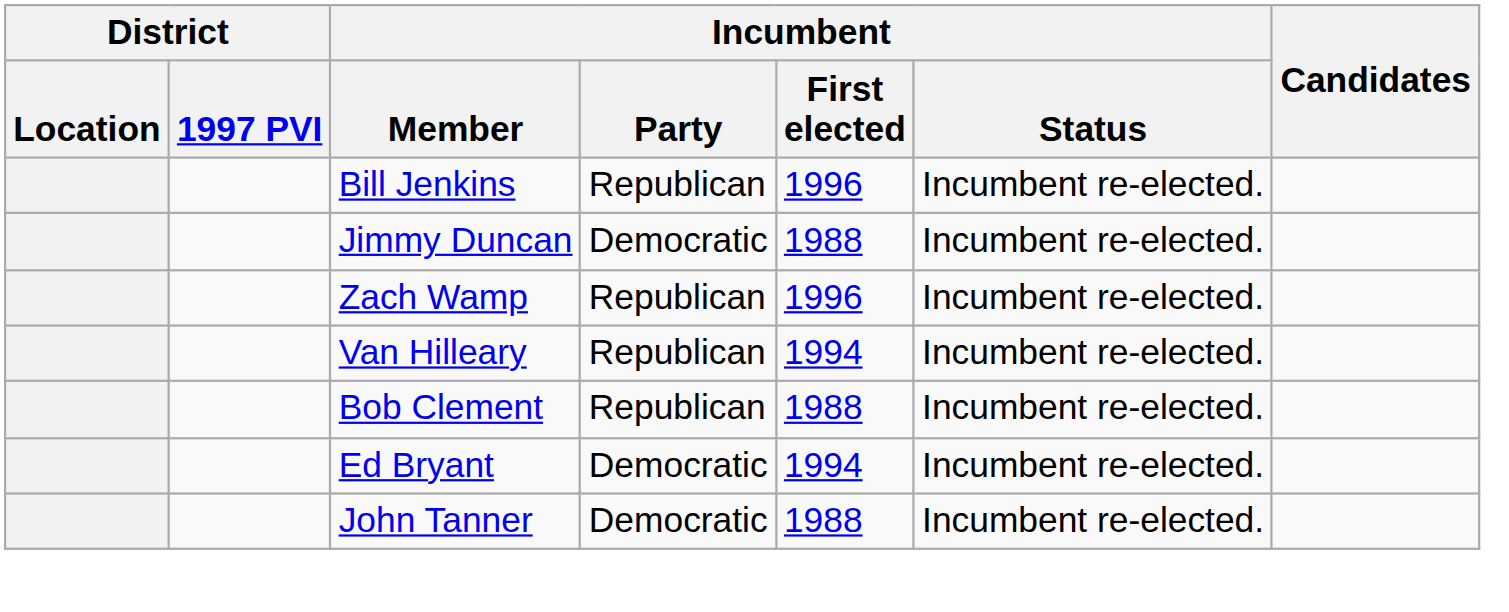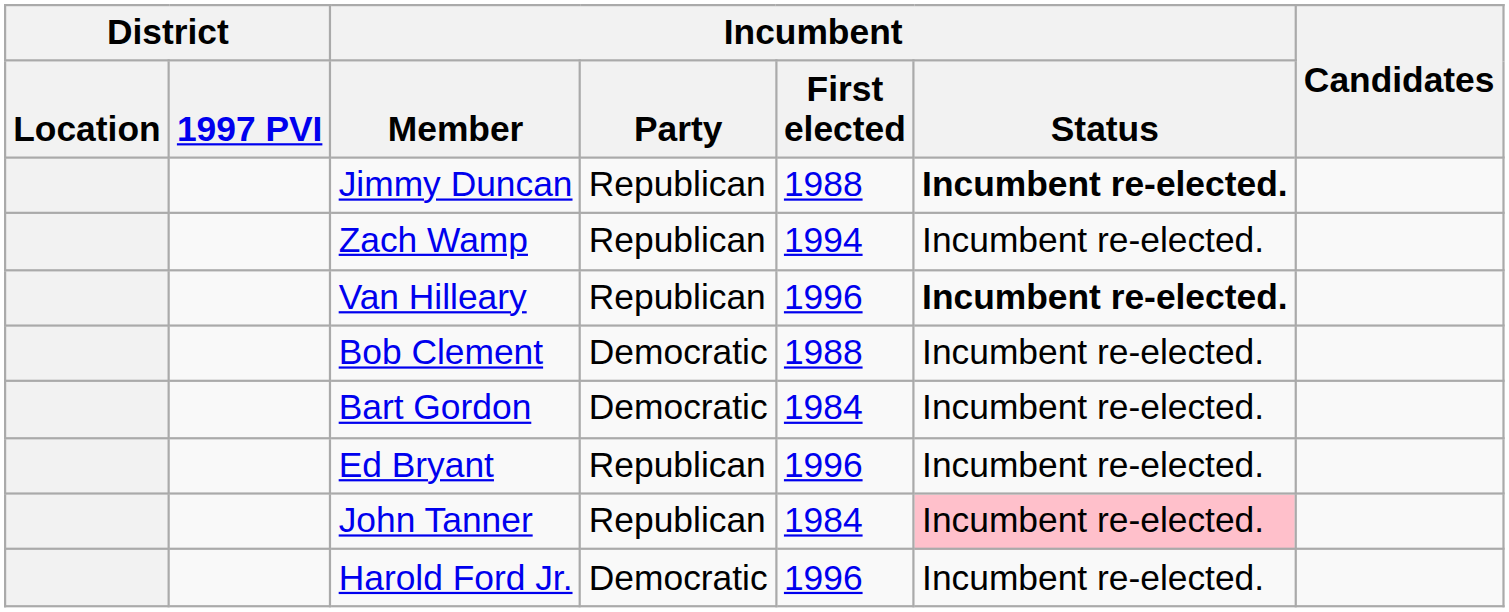- row: (427, 184)
(678, 240) Democratic -> (677, 184) Republican
(1093, 240) normal -> (1105, 184) bold
(823, 296) 1996 -> (823, 240) 1994
(823, 352) 1994 -> (823, 296) 1996
(1093, 352) normal -> (1105, 296) bold
(677, 408) Republican -> (678, 352) Democratic
+ row: (435, 408)
(678, 464) Democratic -> (677, 464) Republican
(823, 464) 1994 -> (823, 464) 1996
(678, 520) Democratic -> (677, 520) Republican
(823, 520) 1988 -> (823, 520) 1984
(1093, 520) no background -> (1093, 520) pink background
+ row: (456, 577)
